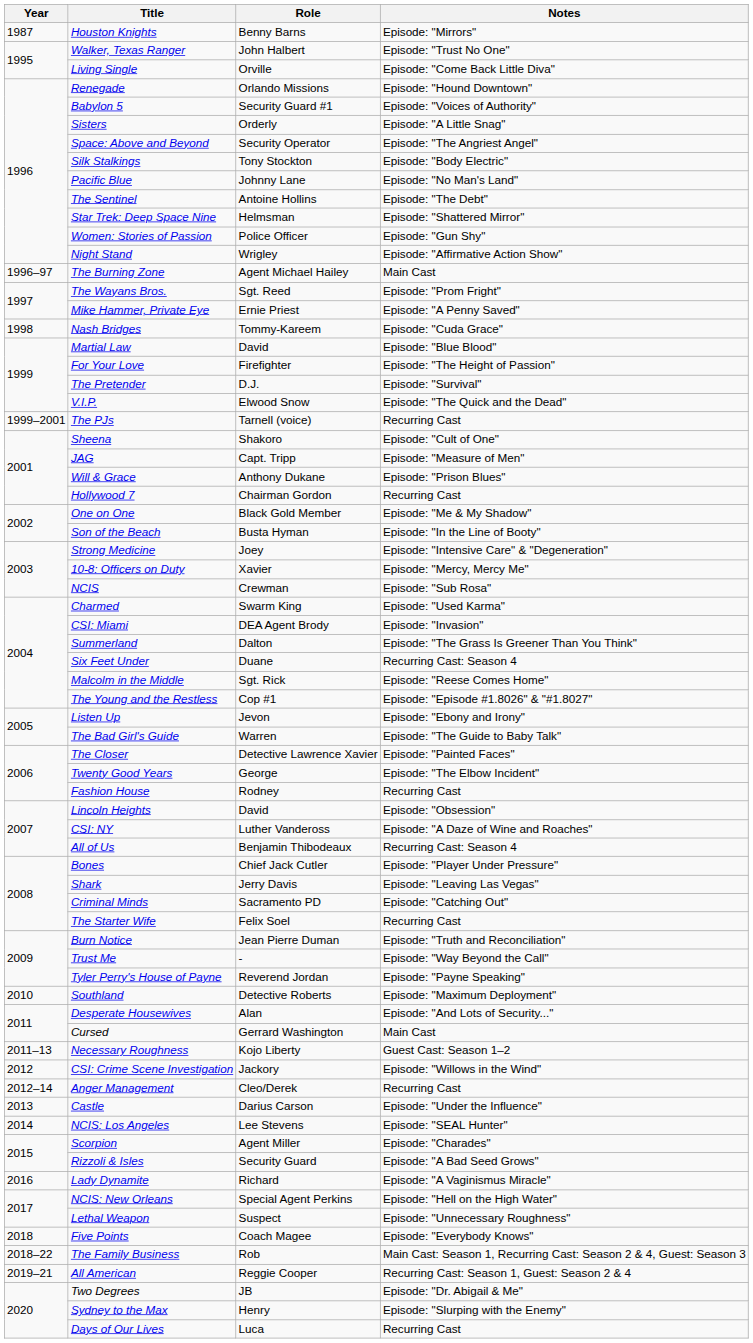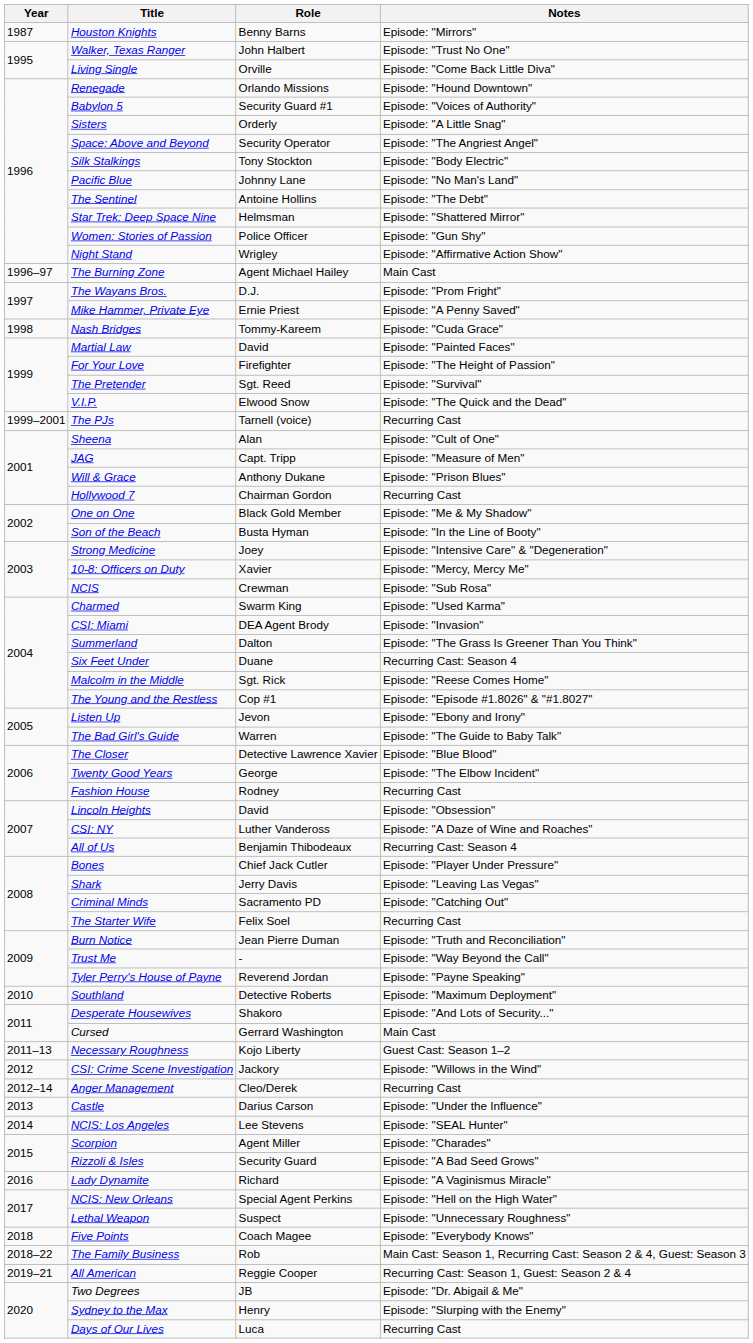(265, 291) Sgt. Reed -> (249, 291) D.J.
(440, 347) Episode: "Blue Blood" -> (449, 347) Episode: "Painted Faces"
(249, 384) D.J. -> (265, 384) Sgt. Reed
(260, 439) Shakoro -> (250, 439) Alan
(449, 754) Episode: "Painted Faces" -> (440, 754) Episode: "Blue Blood"
(250, 1014) Alan -> (260, 1014) Shakoro
